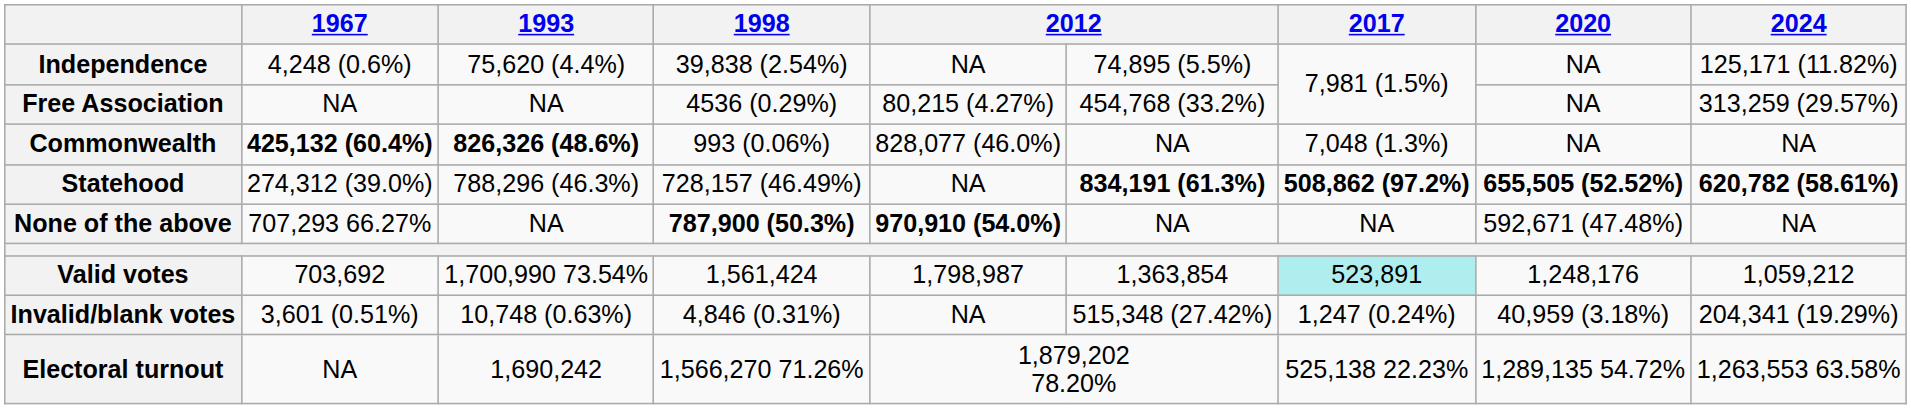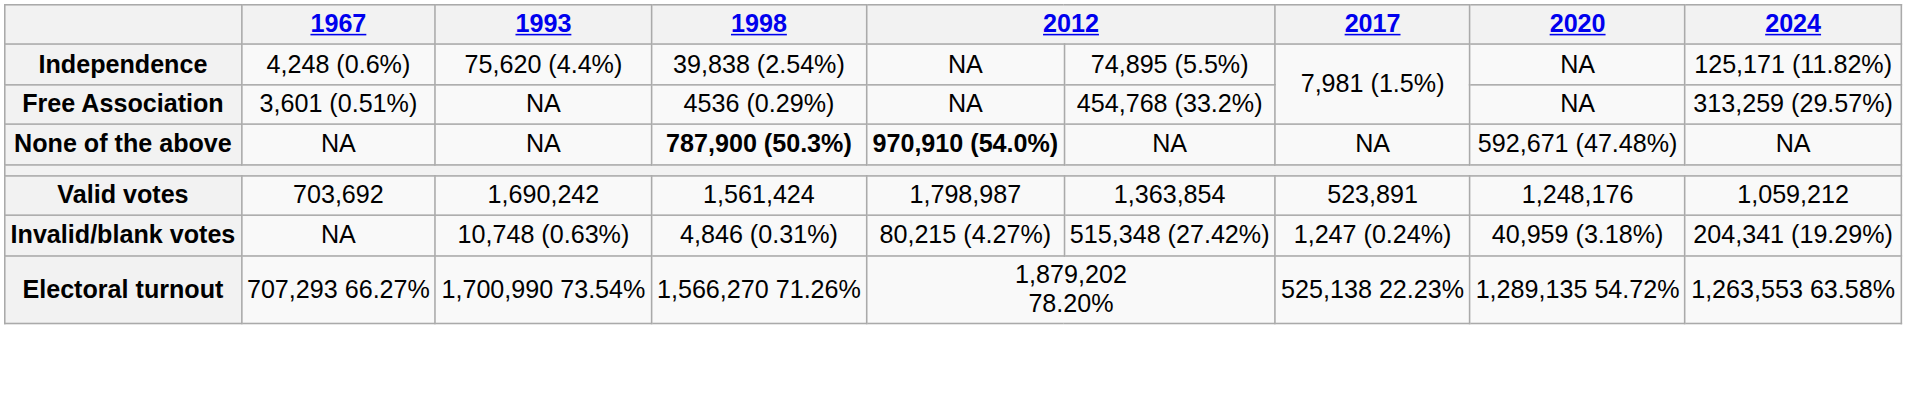(340, 104) NA -> (338, 104) 3,601 (0.51%)
(968, 104) 80,215 (4.27%) -> (965, 104) NA
- row: (123, 143)
- row: (123, 183)
(340, 223) 707,293 66.27% -> (338, 143) NA
(546, 275) 1,700,990 73.54% -> (543, 195) 1,690,242
(1377, 275) paleturquoise background -> (1373, 195) no background
(340, 314) 3,601 (0.51%) -> (338, 235) NA
(968, 314) NA -> (965, 235) 80,215 (4.27%)
(340, 368) NA -> (338, 289) 707,293 66.27%
(546, 368) 1,690,242 -> (543, 289) 1,700,990 73.54%
